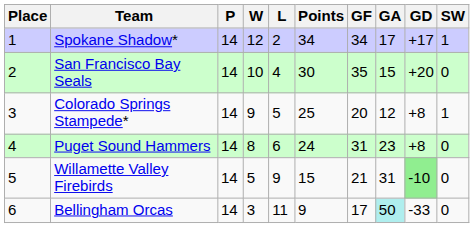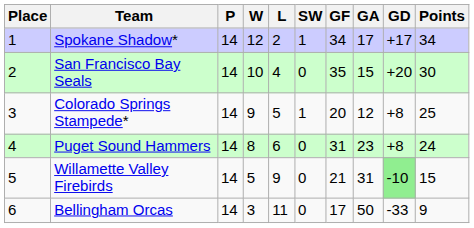columns swapped: (453, 16) <-> (321, 16)
(387, 210) paleturquoise background -> (365, 210) no background
